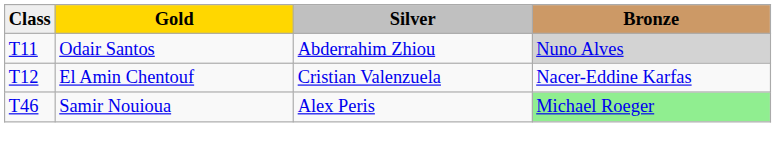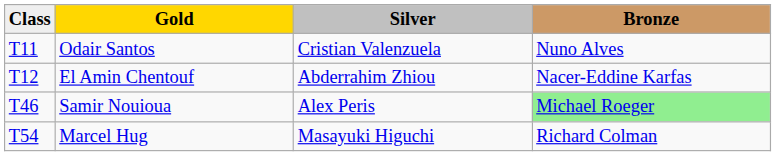(366, 48) Abderrahim Zhiou -> (369, 48) Cristian Valenzuela
(580, 48) lightgrey background -> (580, 48) no background
(369, 77) Cristian Valenzuela -> (366, 77) Abderrahim Zhiou
+ row: (103, 135)
